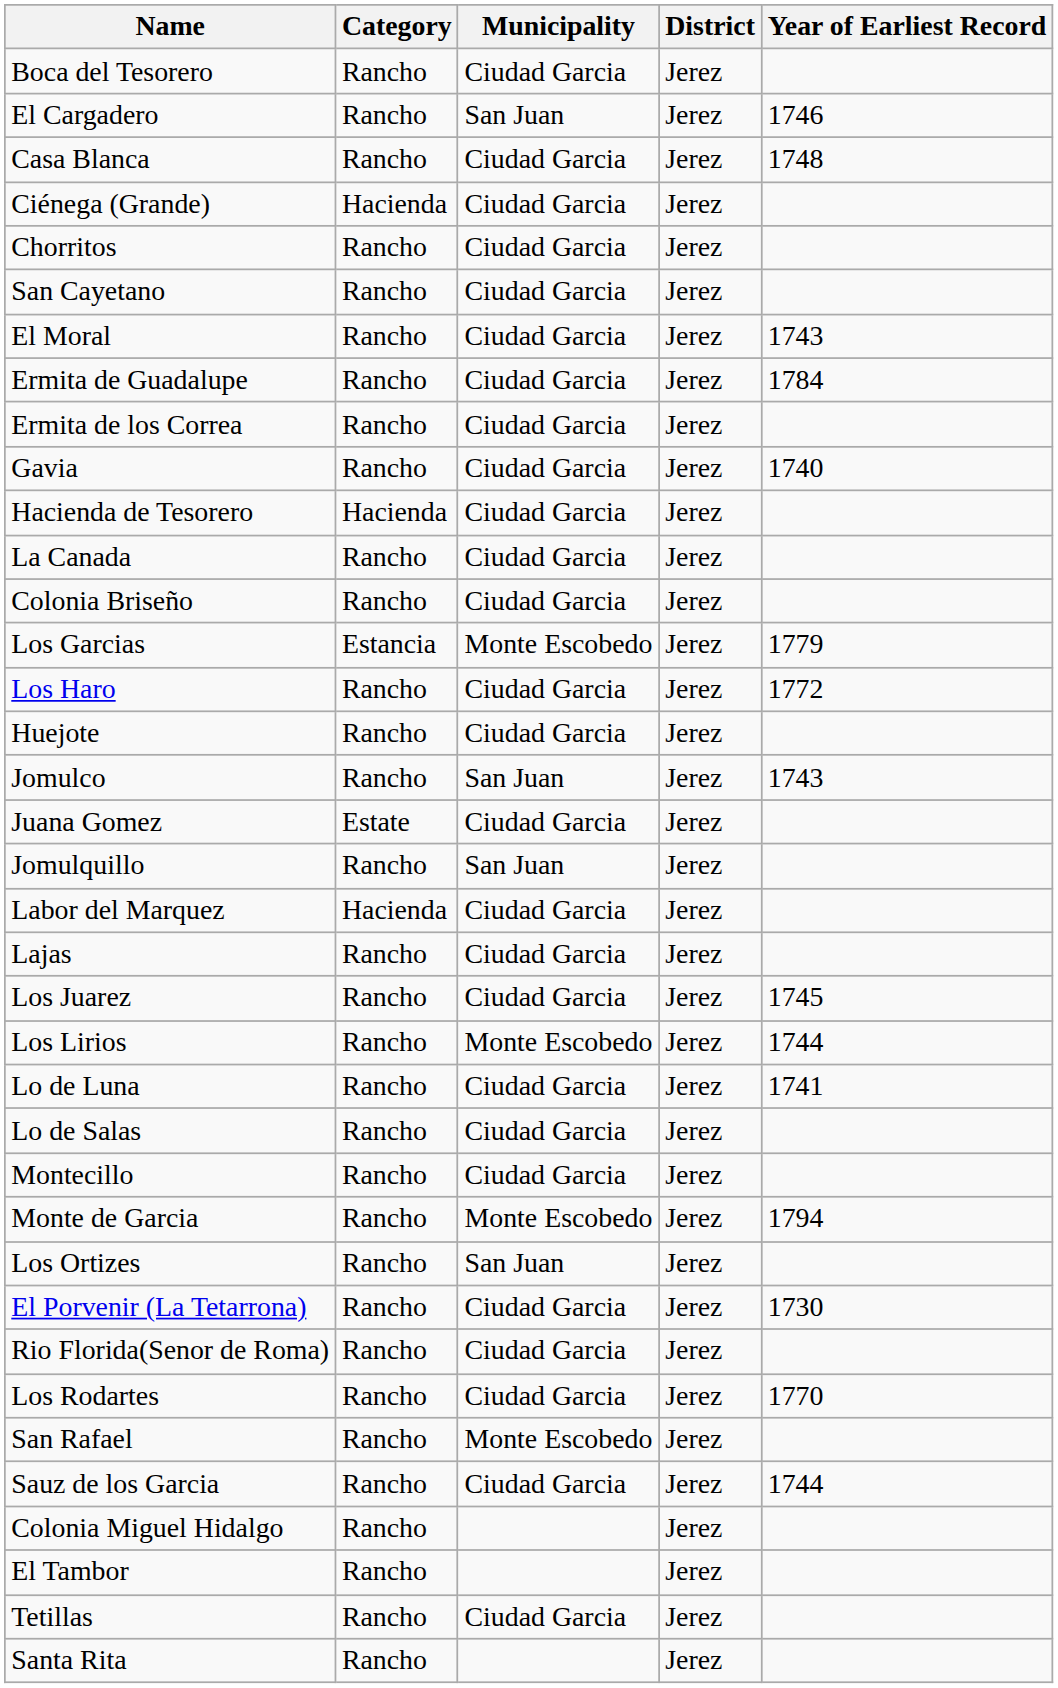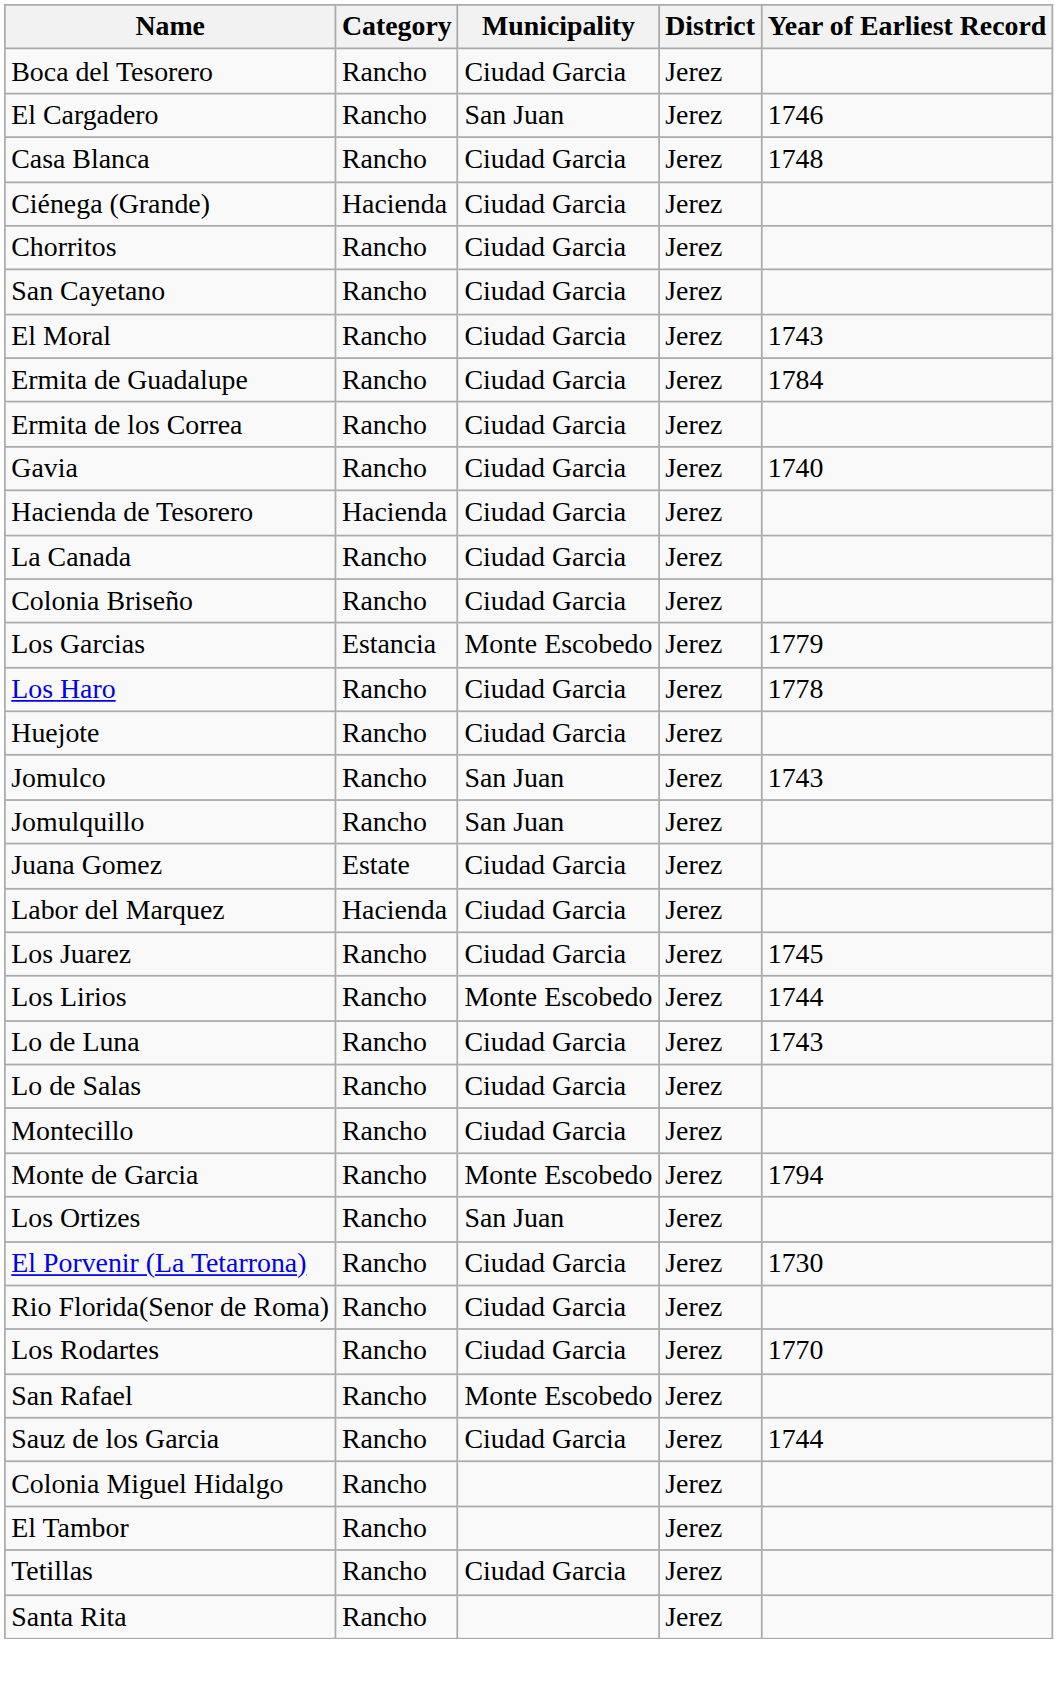(796, 688) 1772 -> (796, 688) 1778
rows swapped: (78, 865) <-> (87, 821)
- row: (41, 953)
(796, 1086) 1741 -> (796, 1042) 1743
